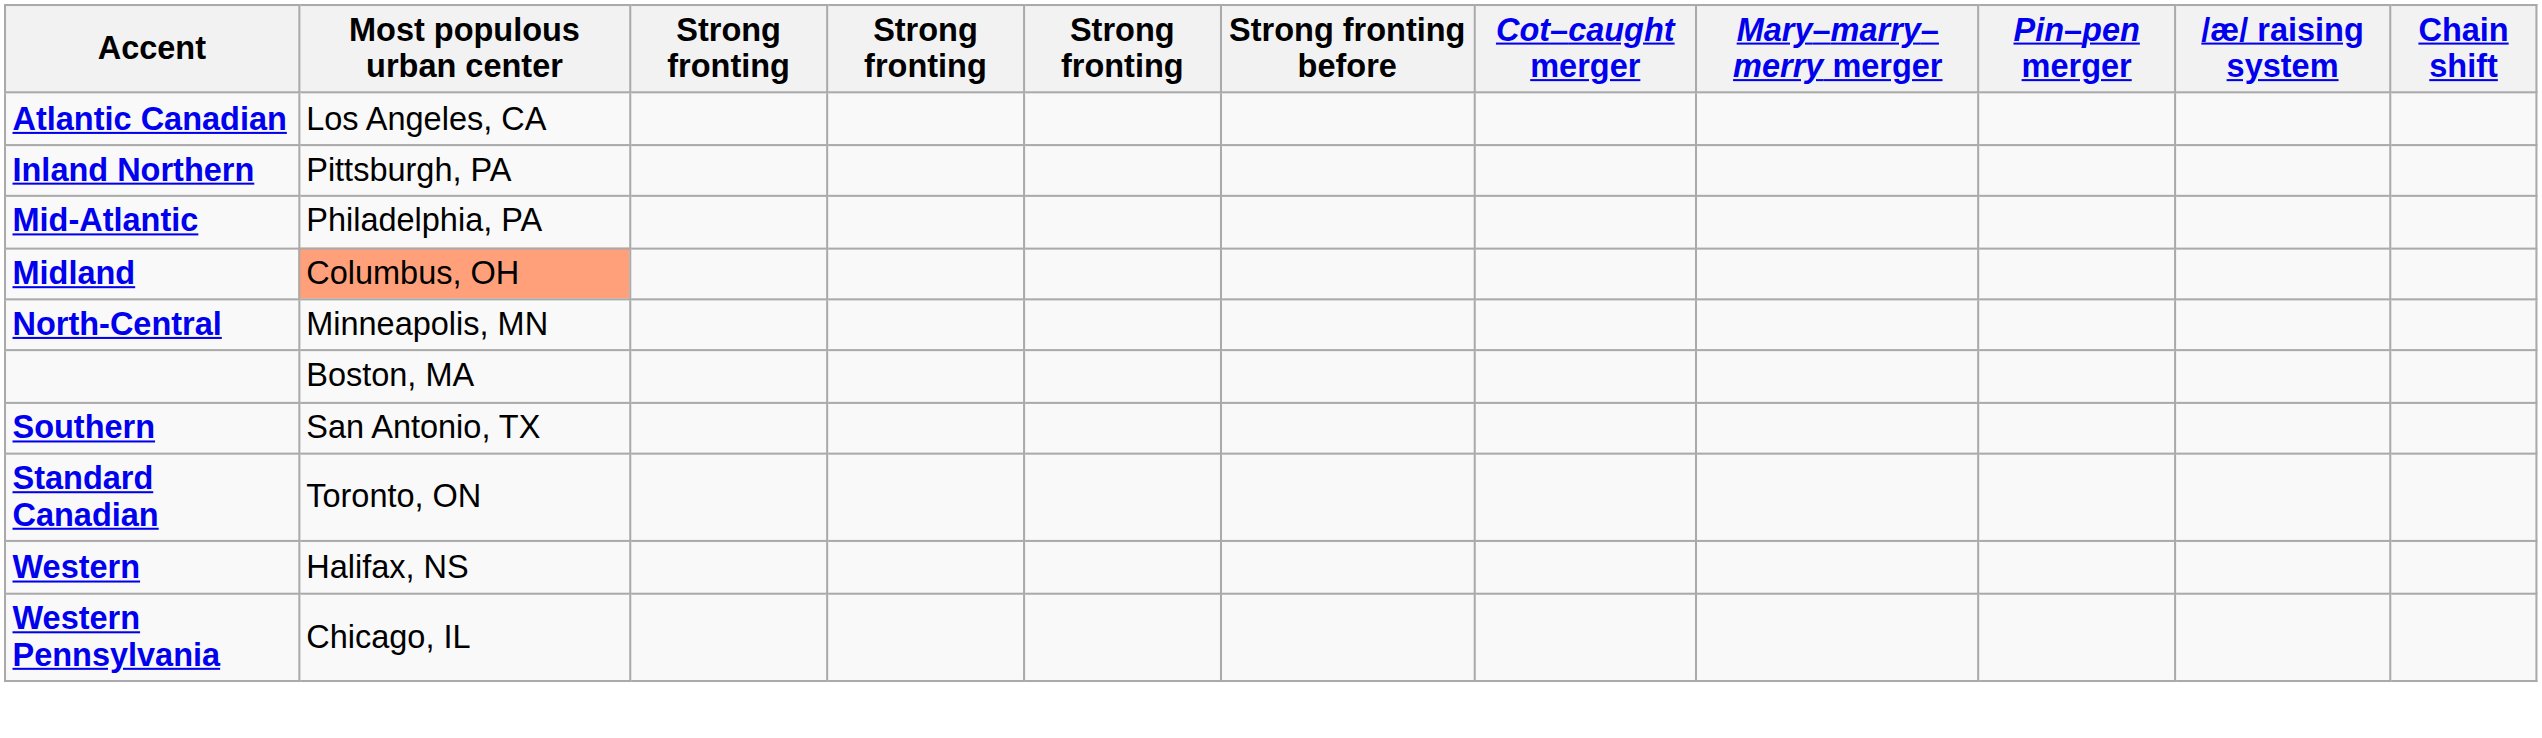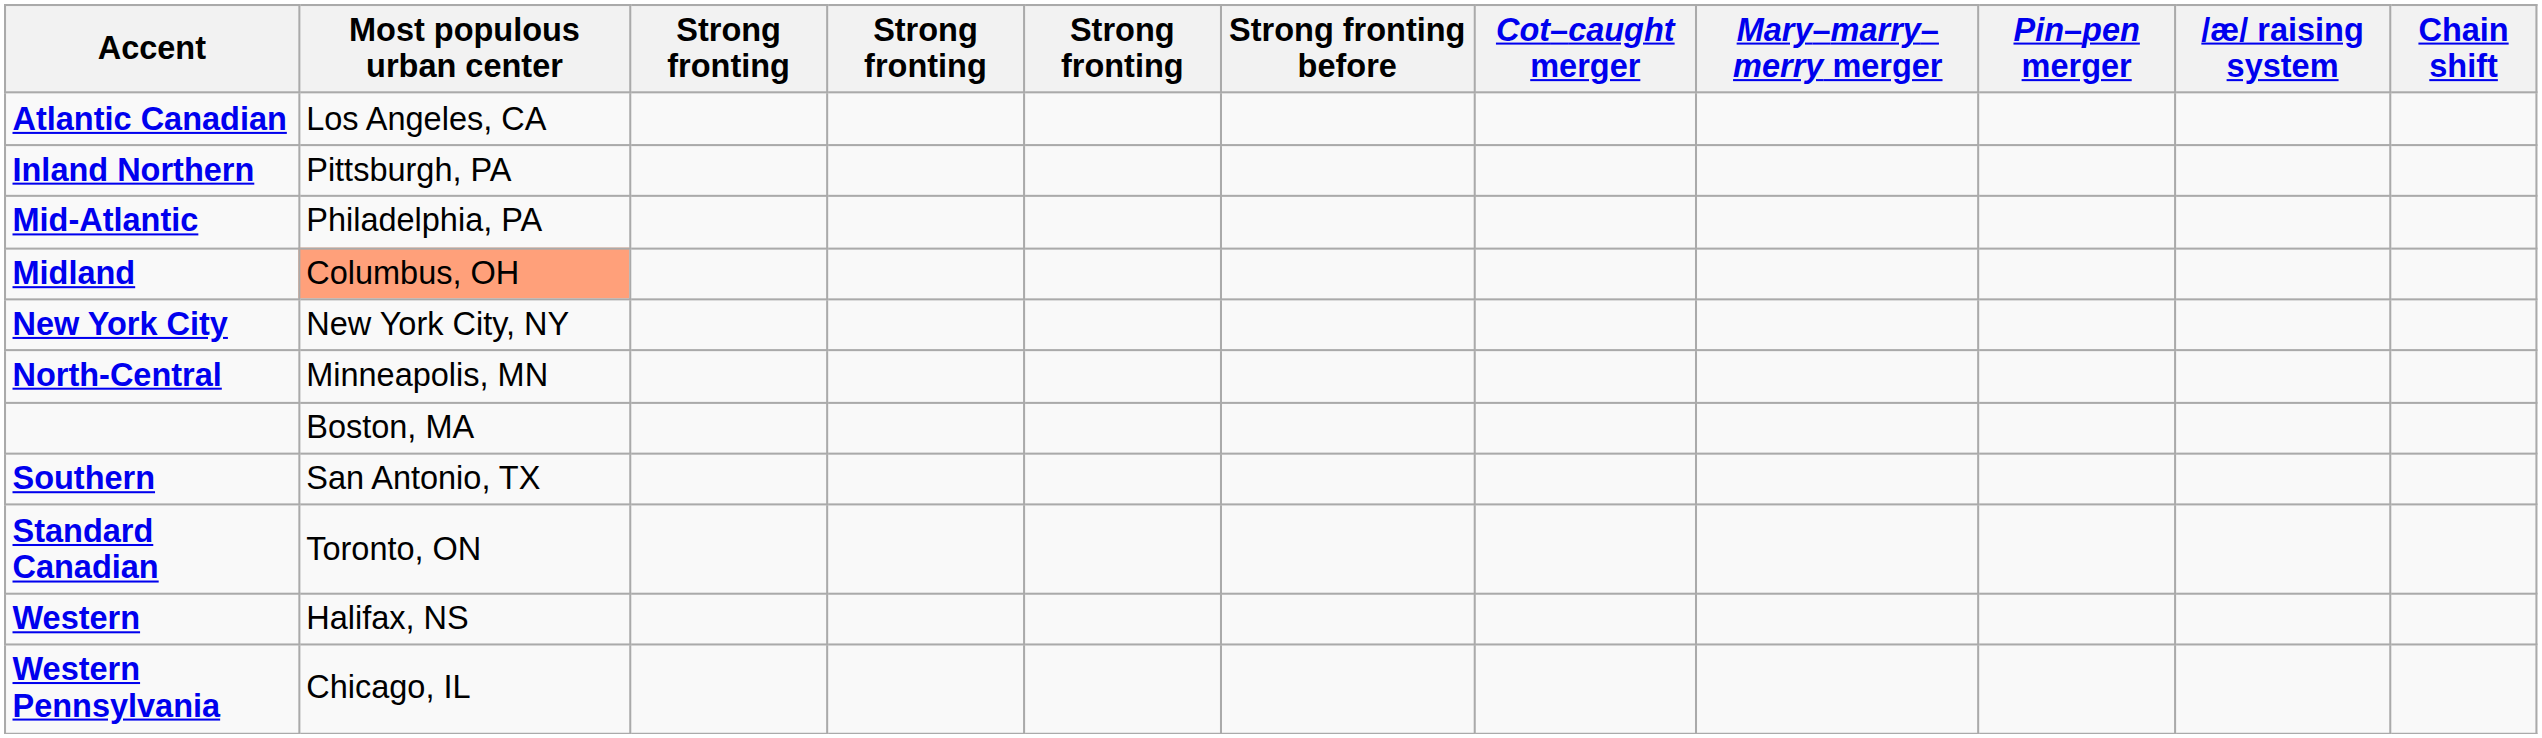+ row: (120, 324)
